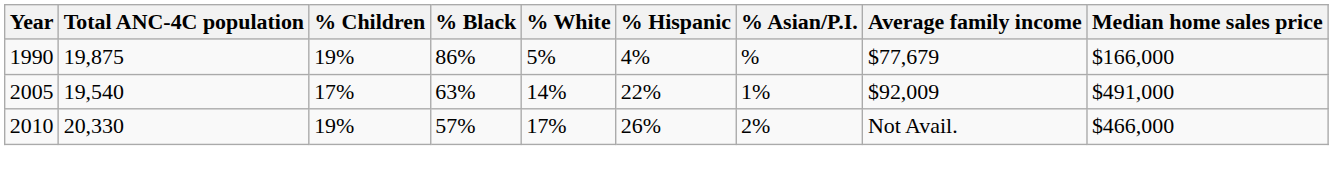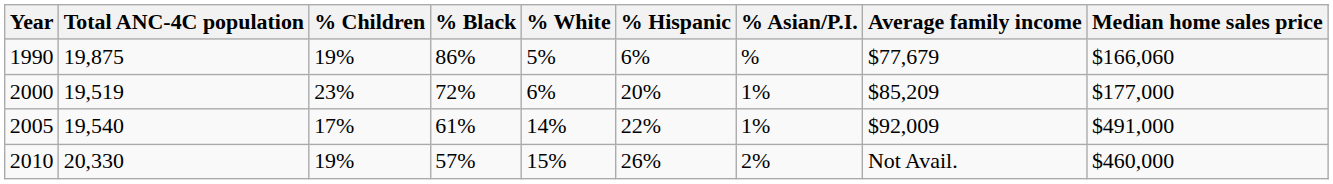(635, 56) 4% -> (635, 56) 6%
(1133, 56) $166,000 -> (1133, 56) $166,060
+ row: (32, 91)
(455, 91) 63% -> (455, 126) 61%
(547, 126) 17% -> (547, 160) 15%
(1133, 126) $466,000 -> (1133, 160) $460,000
